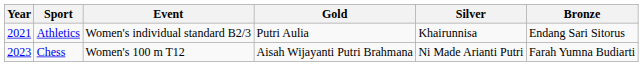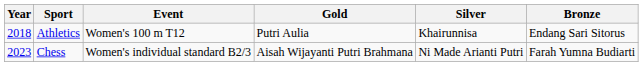(19, 33) 2021 -> (19, 33) 2018
(168, 33) Women's individual standard B2/3 -> (135, 33) Women's 100 m T12
(135, 52) Women's 100 m T12 -> (168, 52) Women's individual standard B2/3
